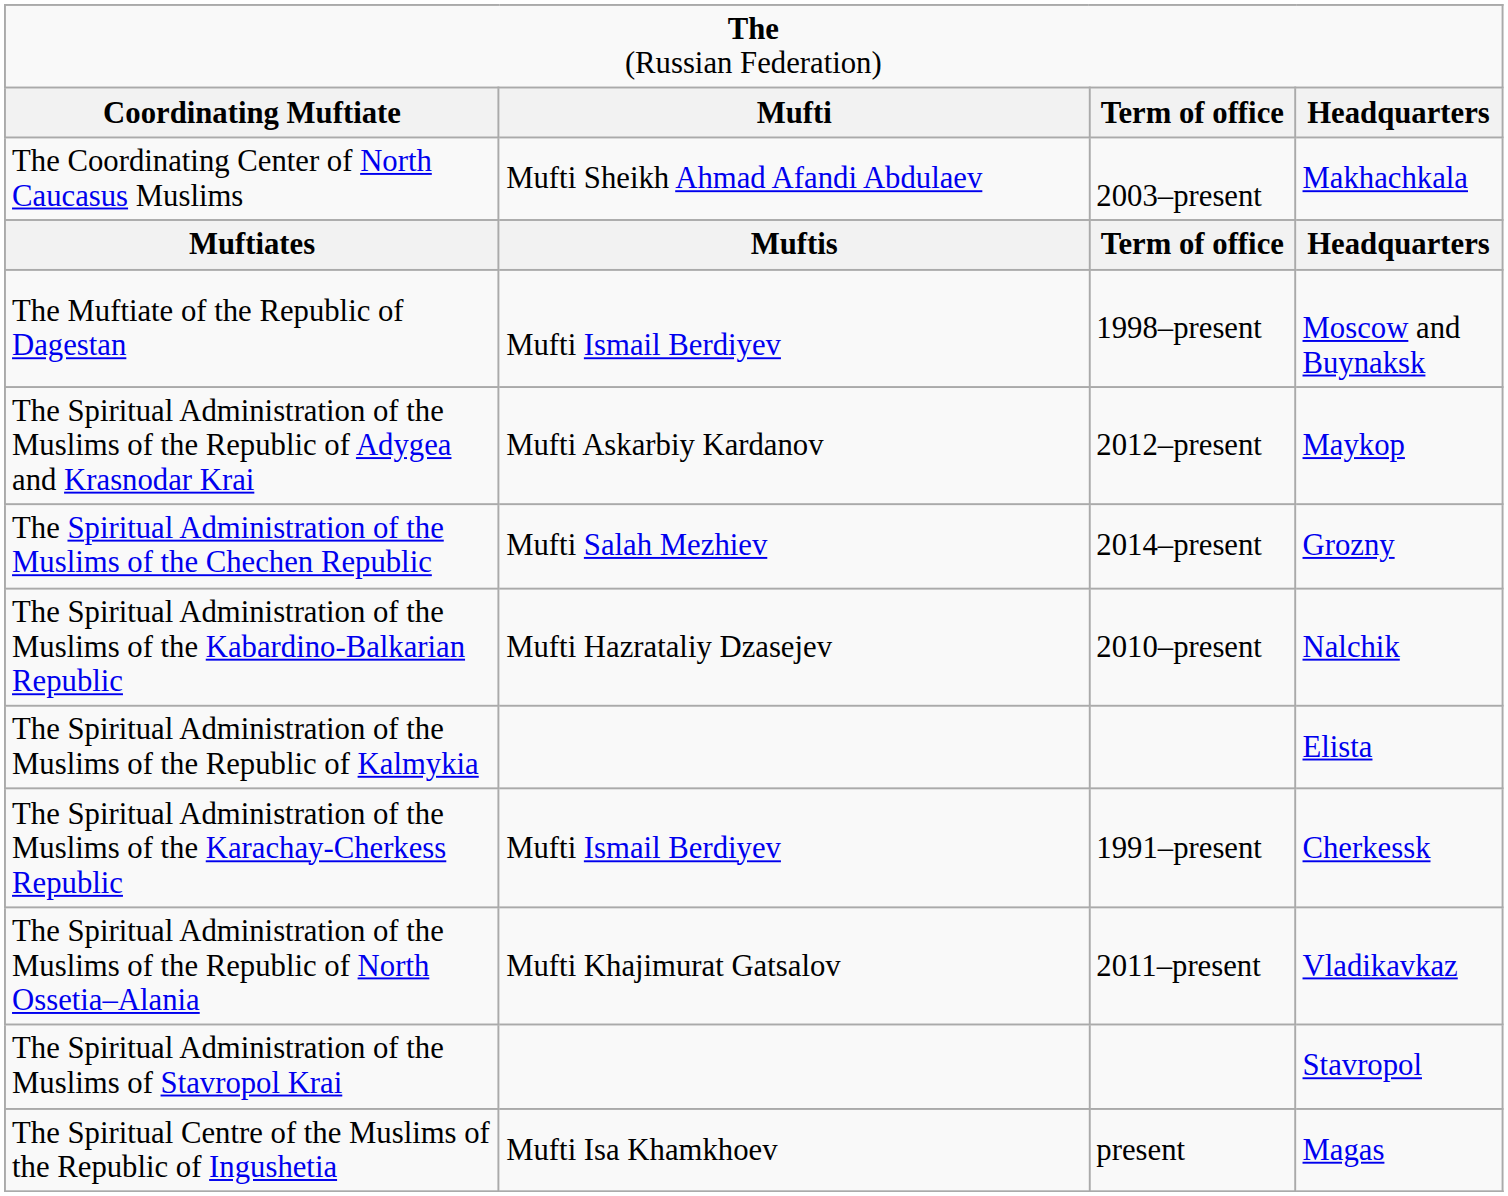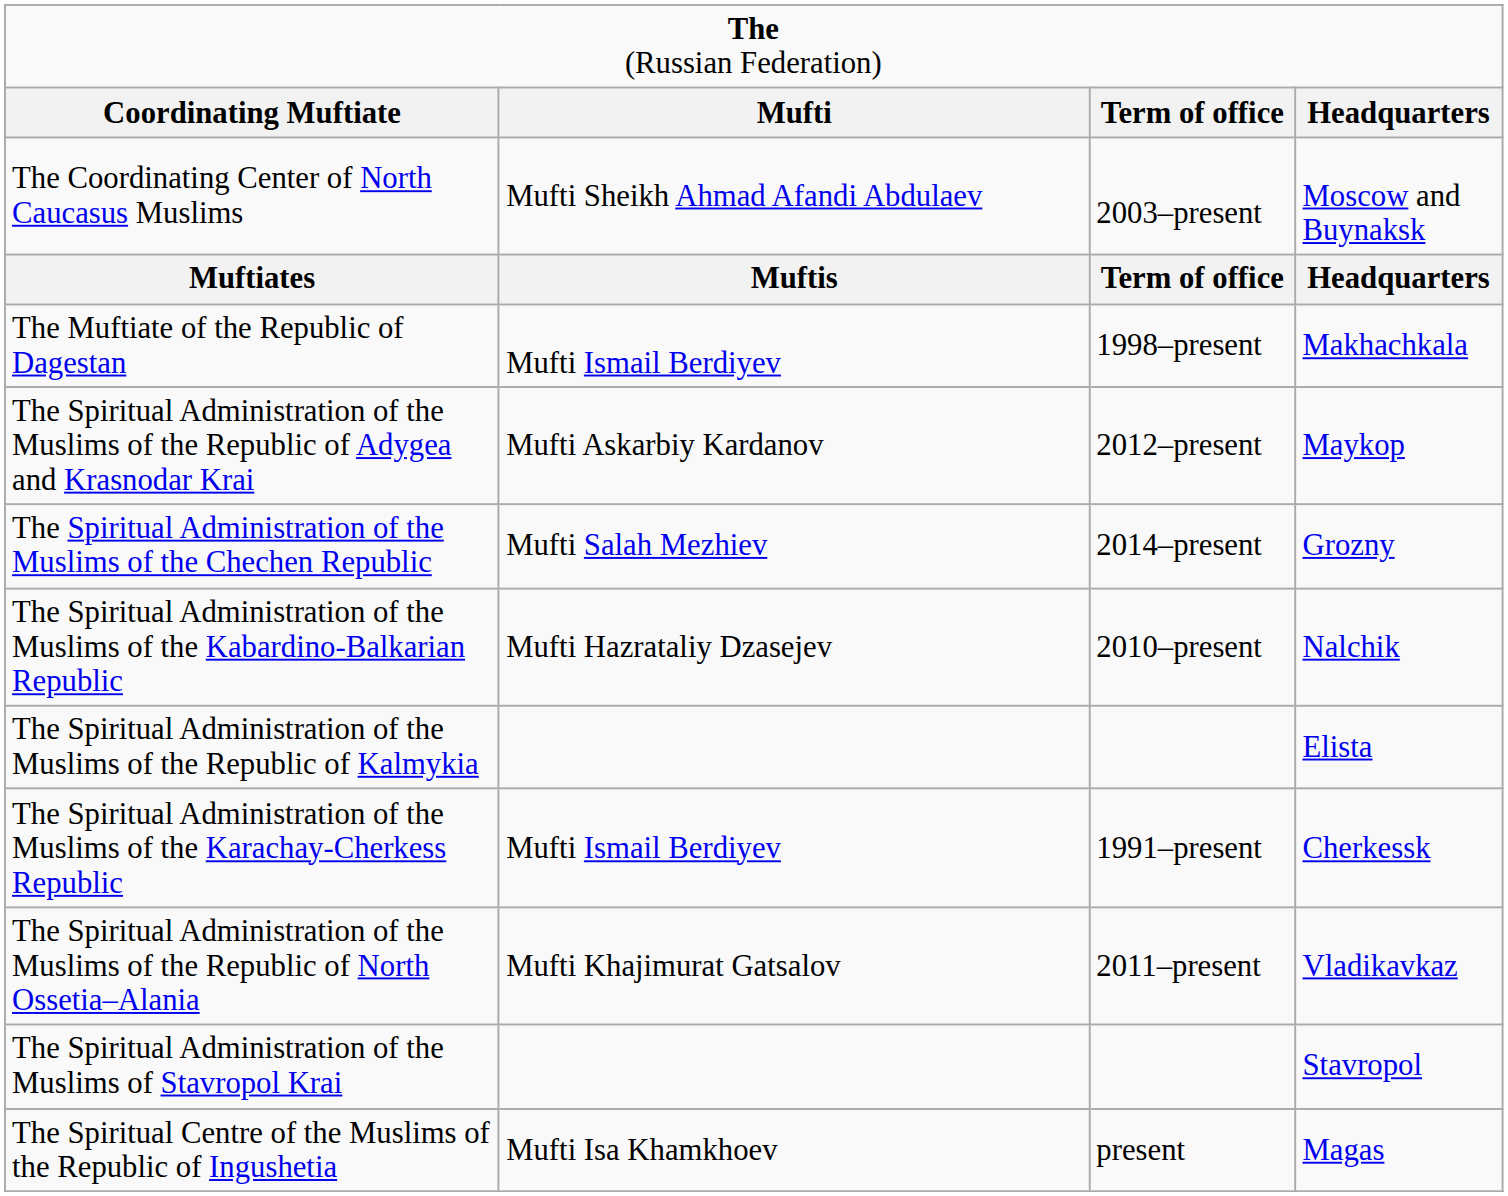(1385, 178) Makhachkala -> (1381, 212) Moscow and Buynaksk
(1381, 344) Moscow and Buynaksk -> (1385, 344) Makhachkala
